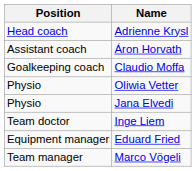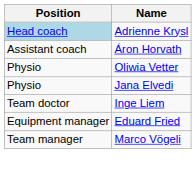(37, 31) no background -> (37, 31) lightblue background
- row: (149, 67)
